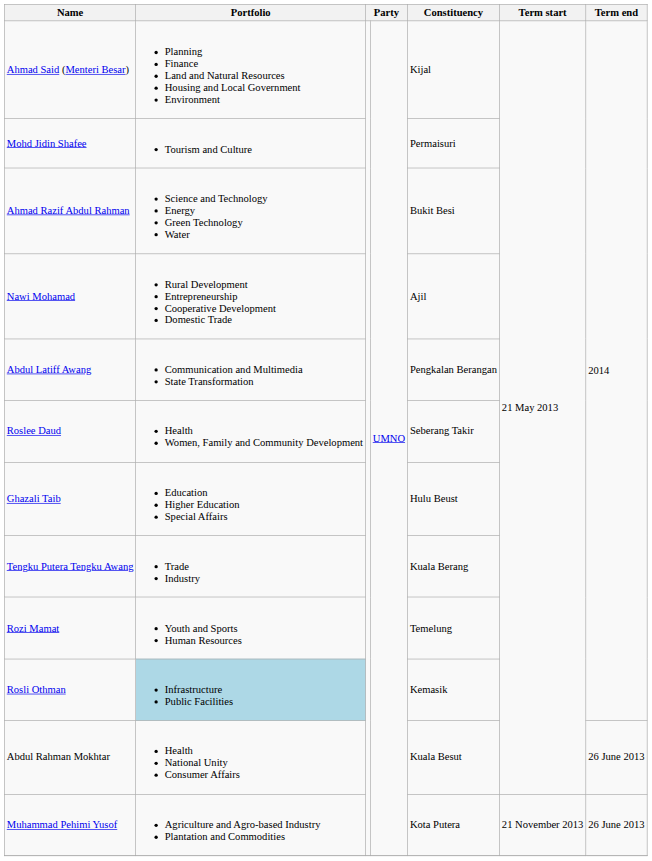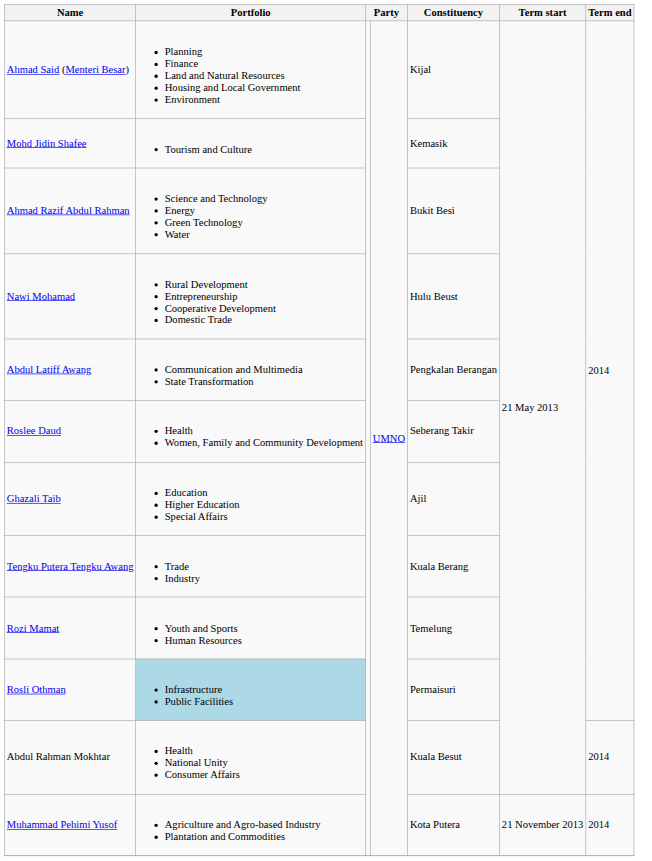(433, 143) Permaisuri -> (429, 143) Kemasik
(418, 296) Ajil -> (434, 296) Hulu Beust
(434, 499) Hulu Beust -> (418, 499) Ajil
(429, 689) Kemasik -> (433, 689) Permaisuri
(616, 757) 26 June 2013 -> (599, 757) 2014
(616, 825) 26 June 2013 -> (599, 825) 2014
